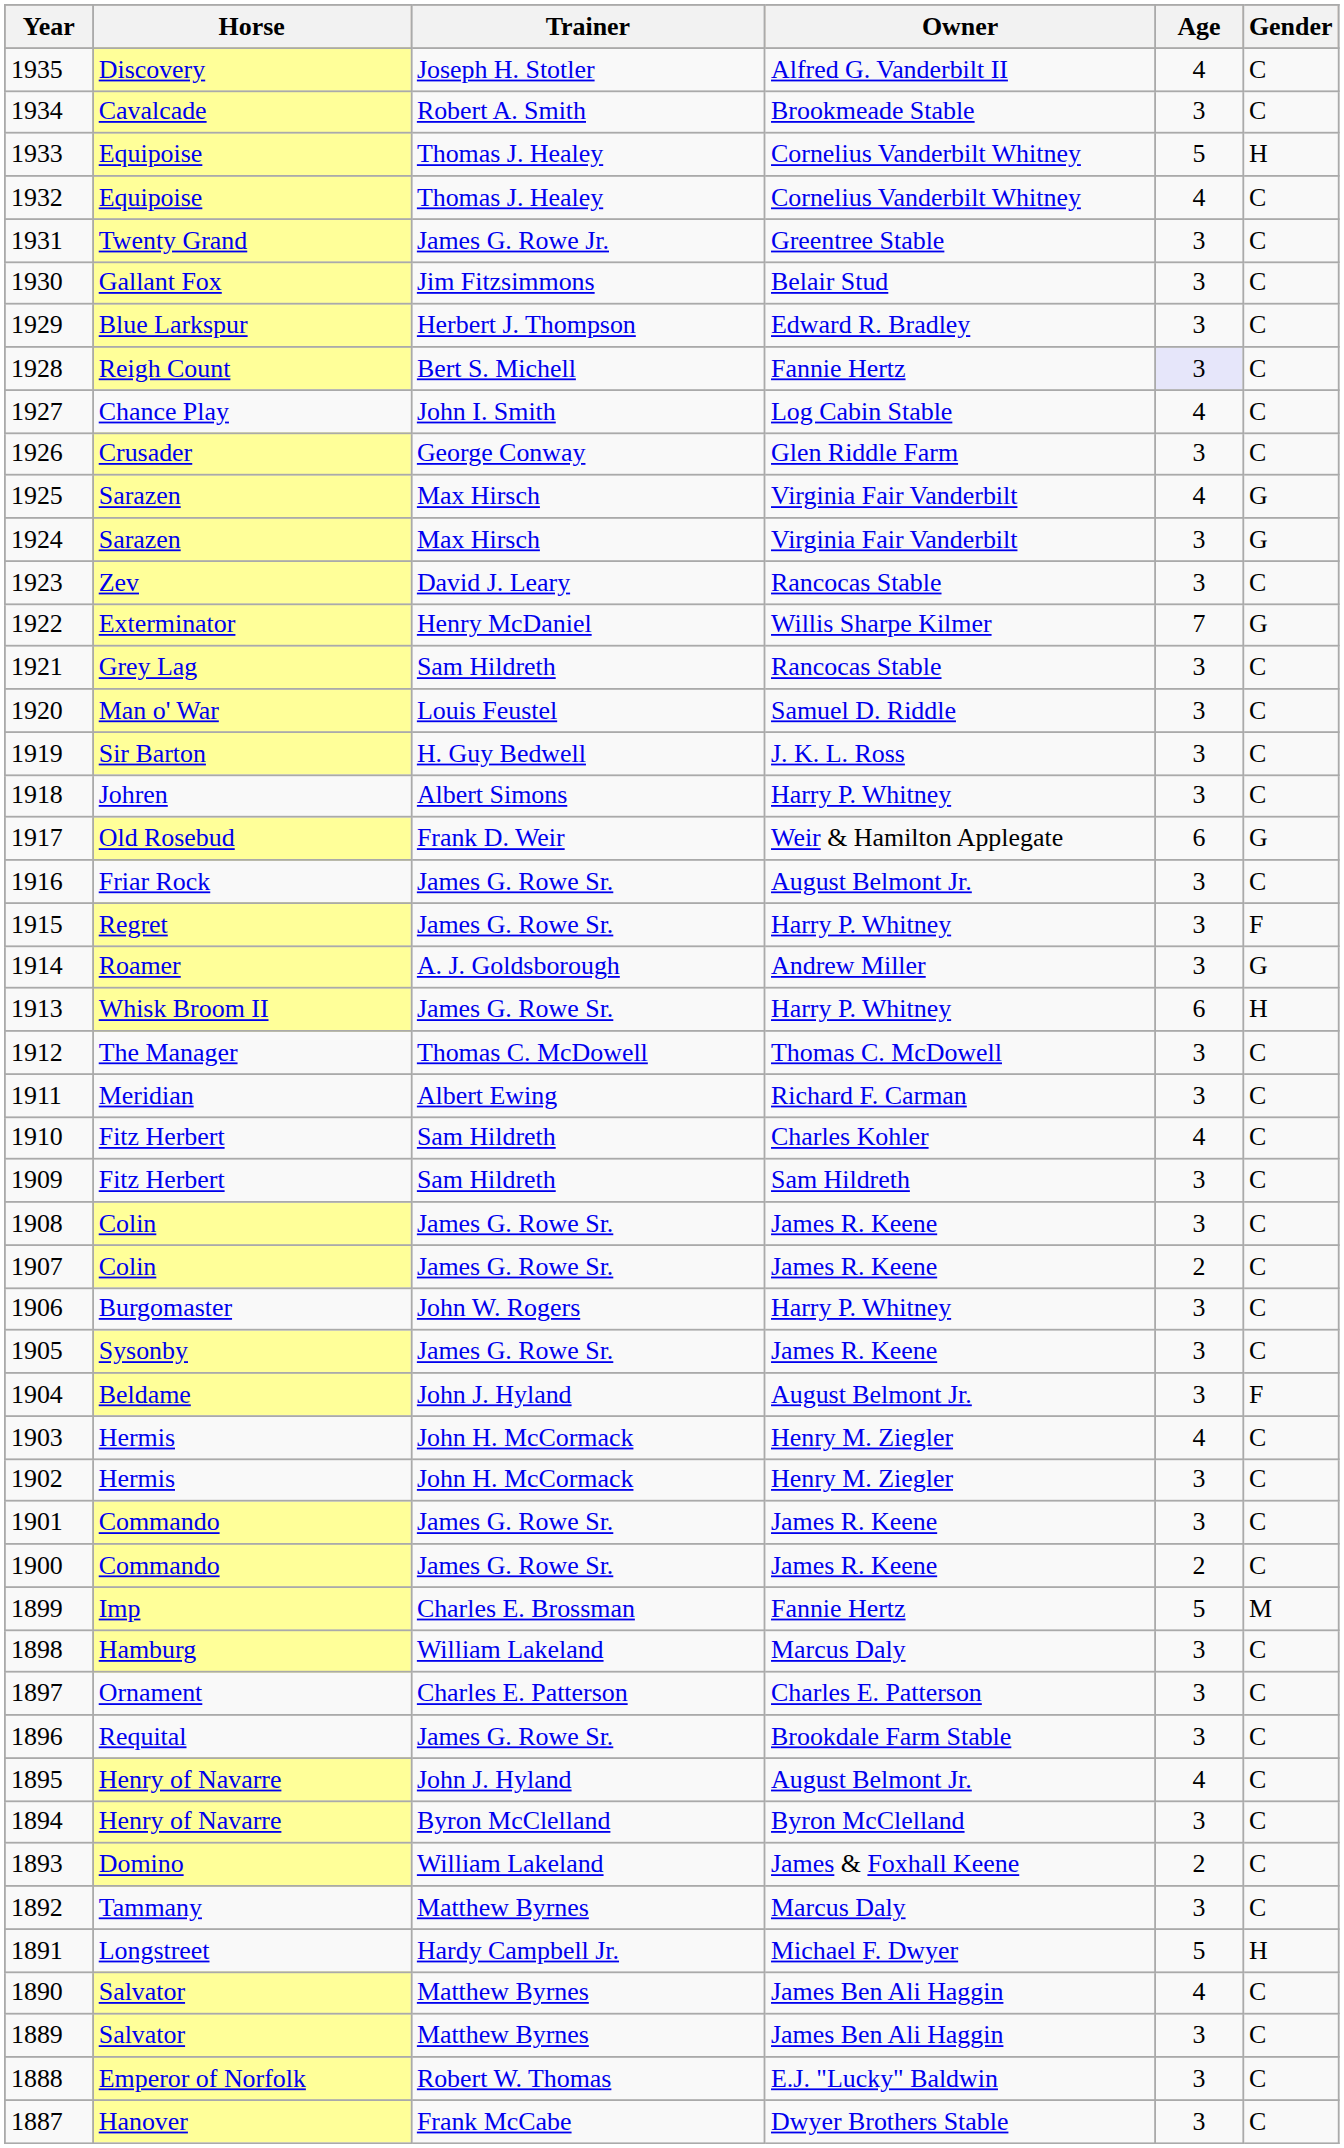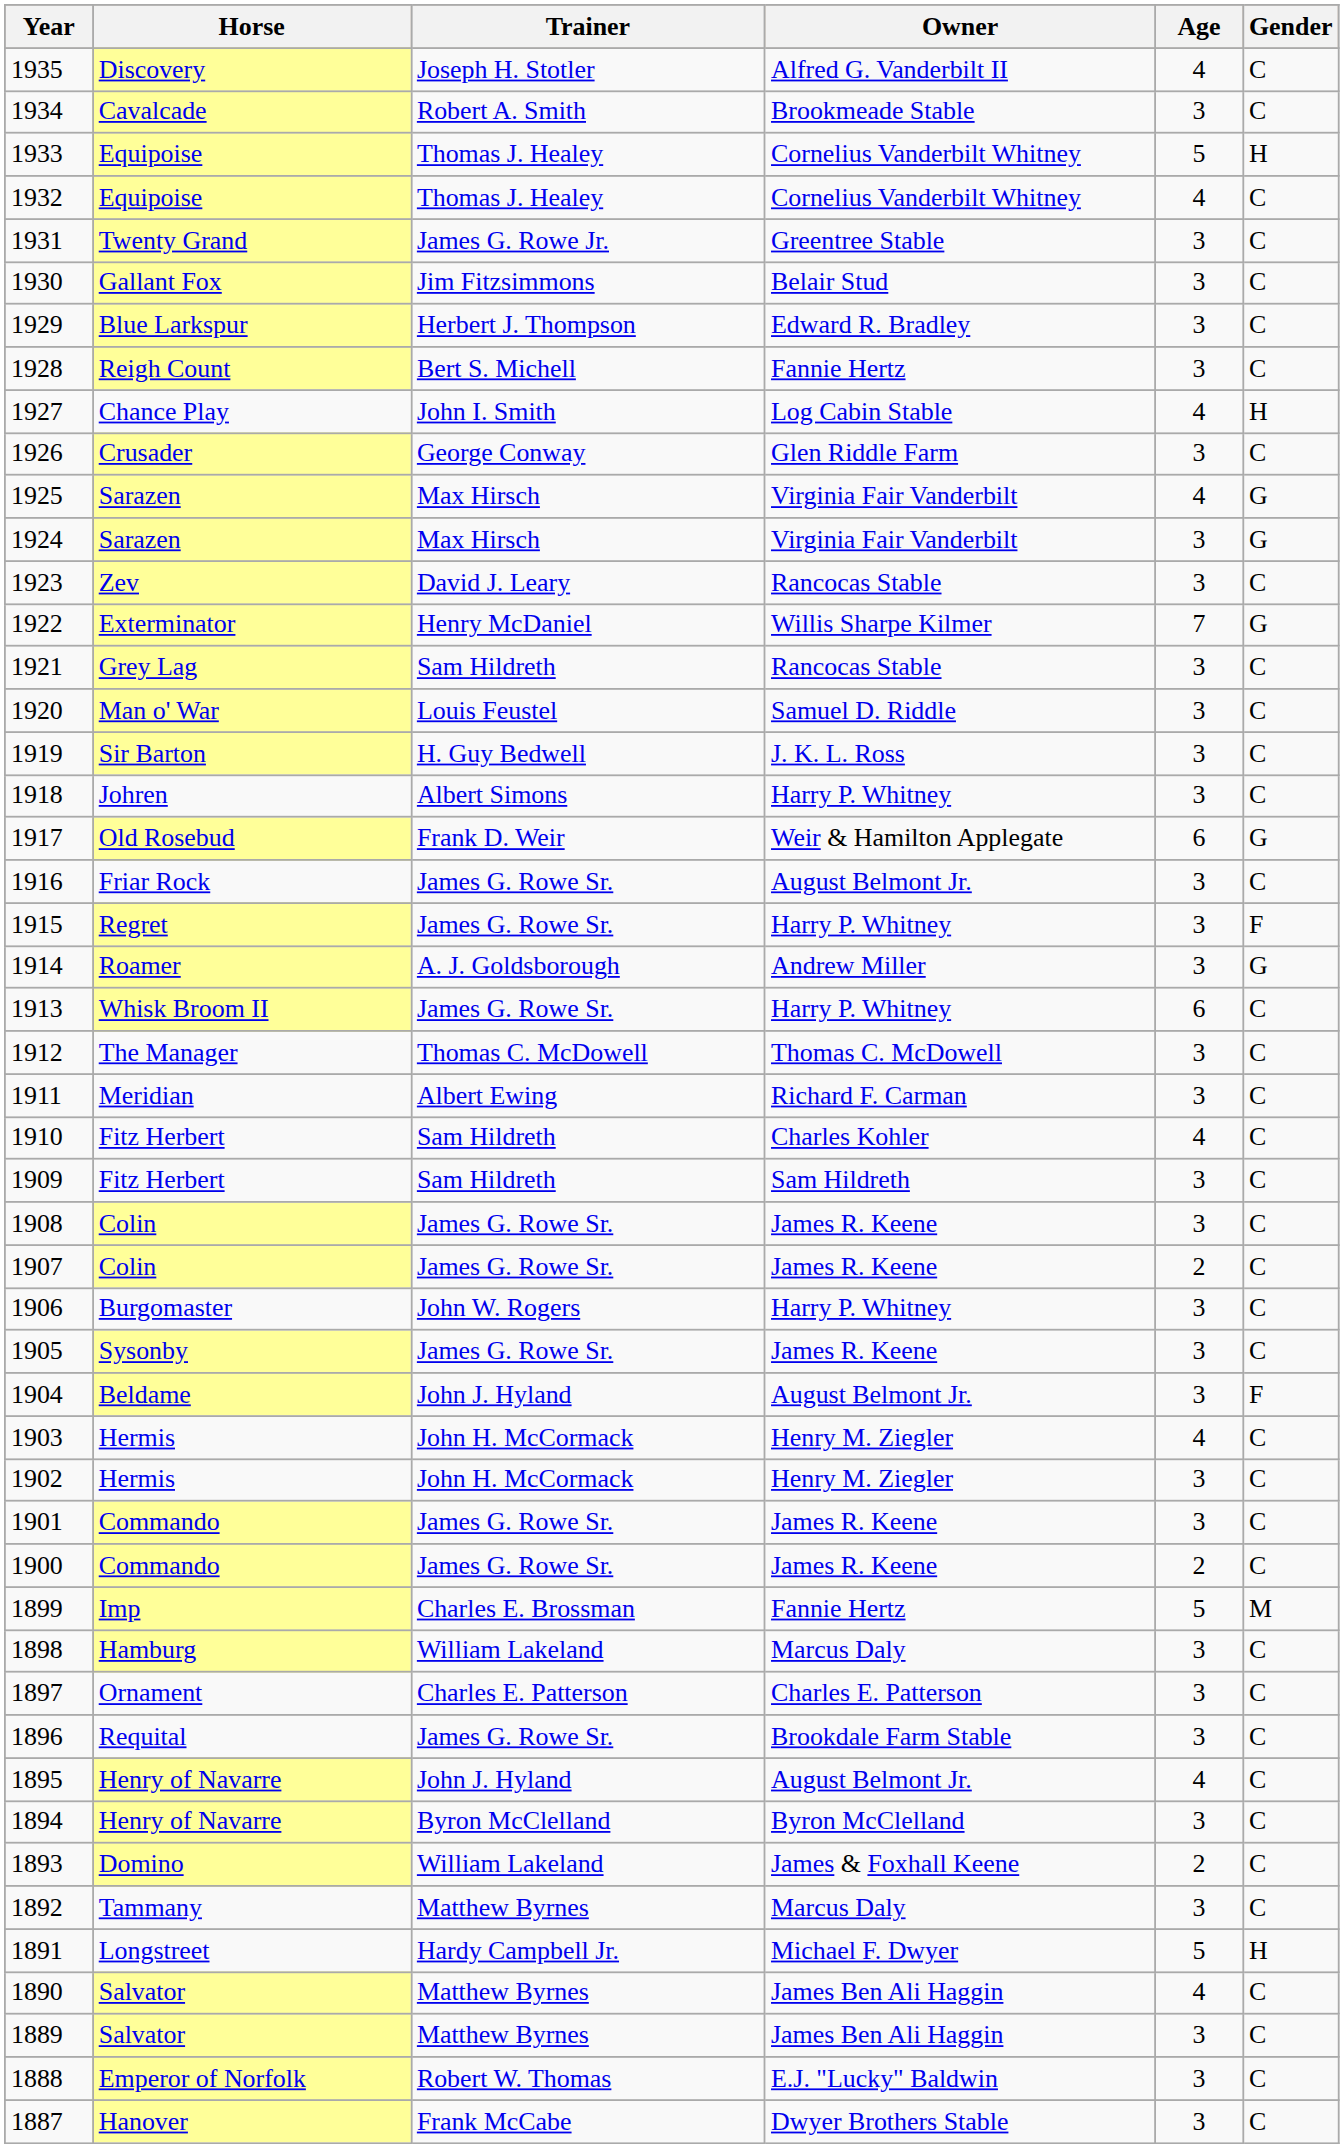(1199, 368) lavender background -> (1199, 368) no background
(1258, 411) C -> (1258, 411) H
(1258, 1009) H -> (1258, 1009) C
